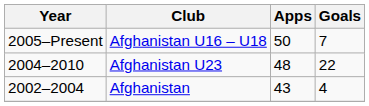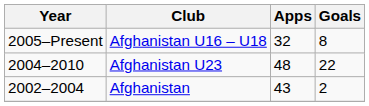(282, 40) 50 -> (282, 40) 32
(323, 40) 7 -> (323, 40) 8
(323, 88) 4 -> (323, 88) 2
